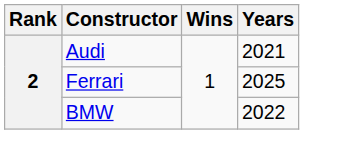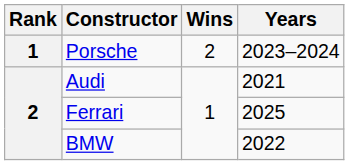+ row: (102, 50)
